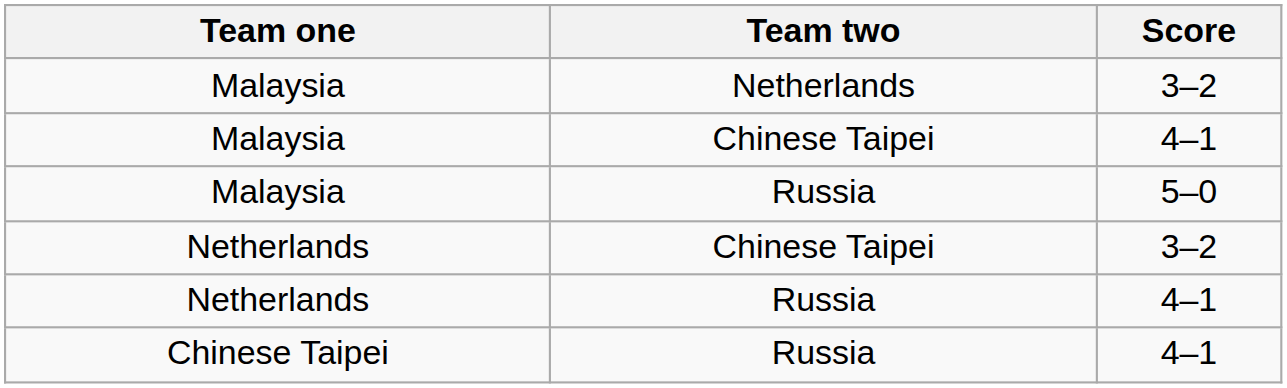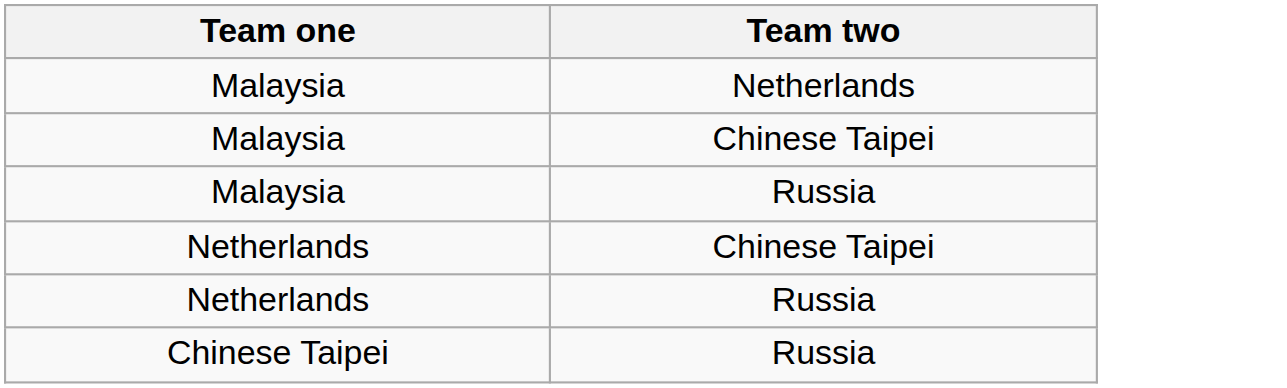- column: (1189, 31)
